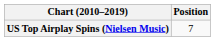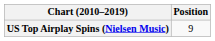(191, 28) 7 -> (191, 28) 9
